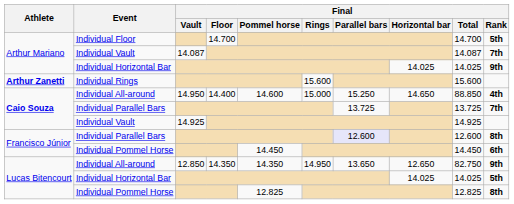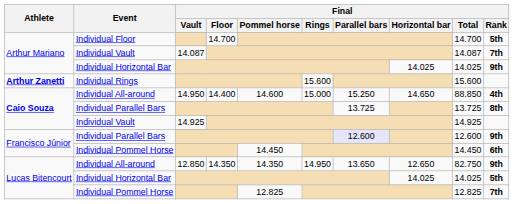(496, 109) 7th -> (496, 109) 8th
(496, 137) 8th -> (496, 137) 9th
(496, 192) 8th -> (496, 192) 7th
